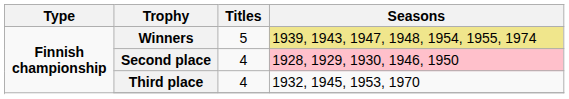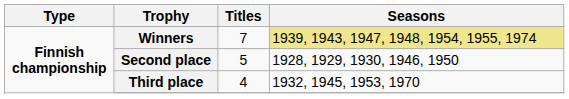(243, 38) 5 -> (243, 38) 7
(243, 60) 4 -> (243, 60) 5
(365, 60) pink background -> (365, 60) no background
